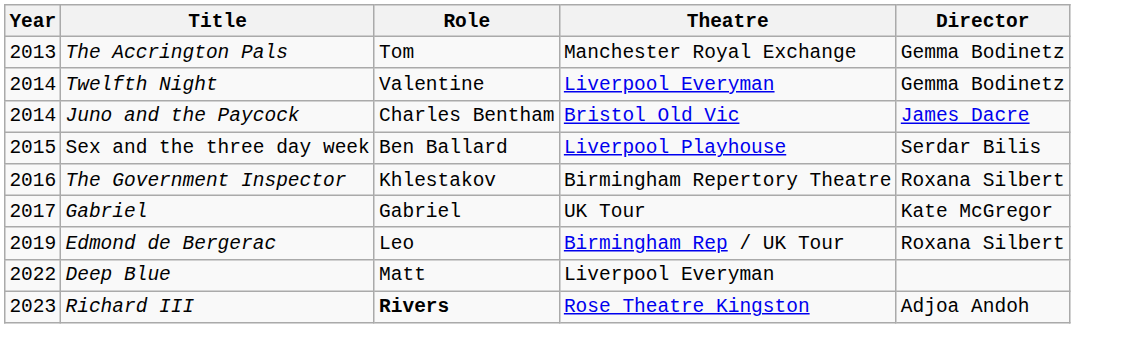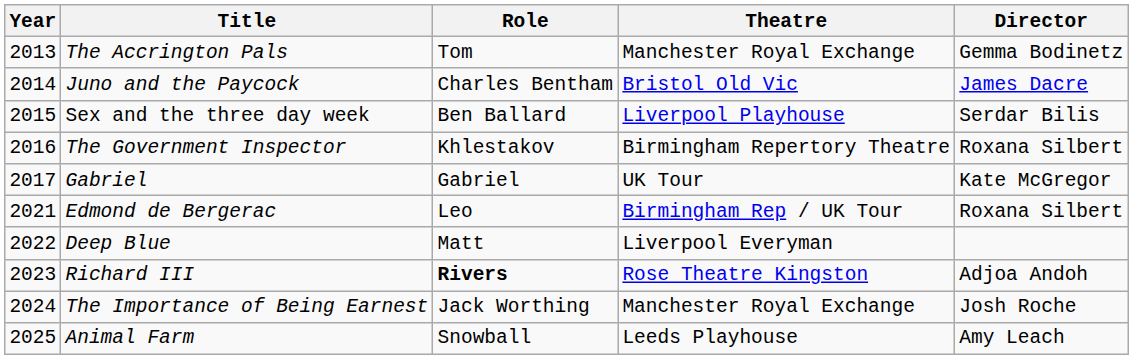- row: (142, 84)
(33, 243) 2019 -> (33, 211) 2021
+ row: (247, 307)
+ row: (130, 338)
